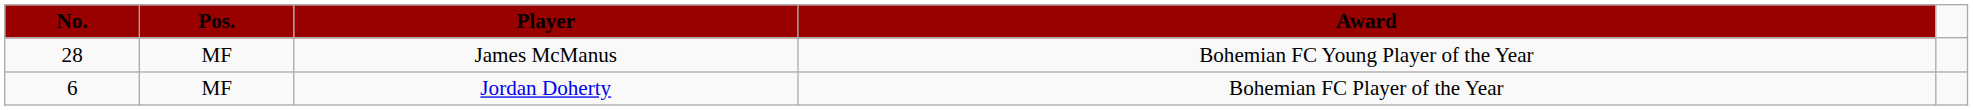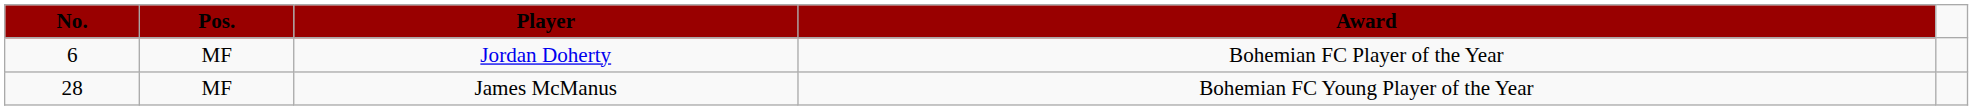rows swapped: (546, 88) <-> (546, 54)
